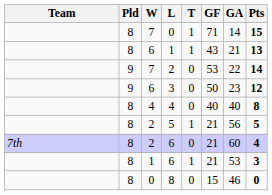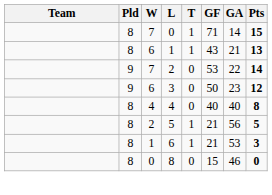- row: (152, 143)
